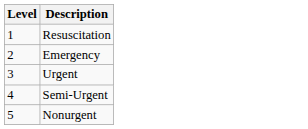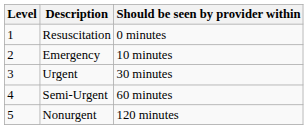+ column: (209, 14)
